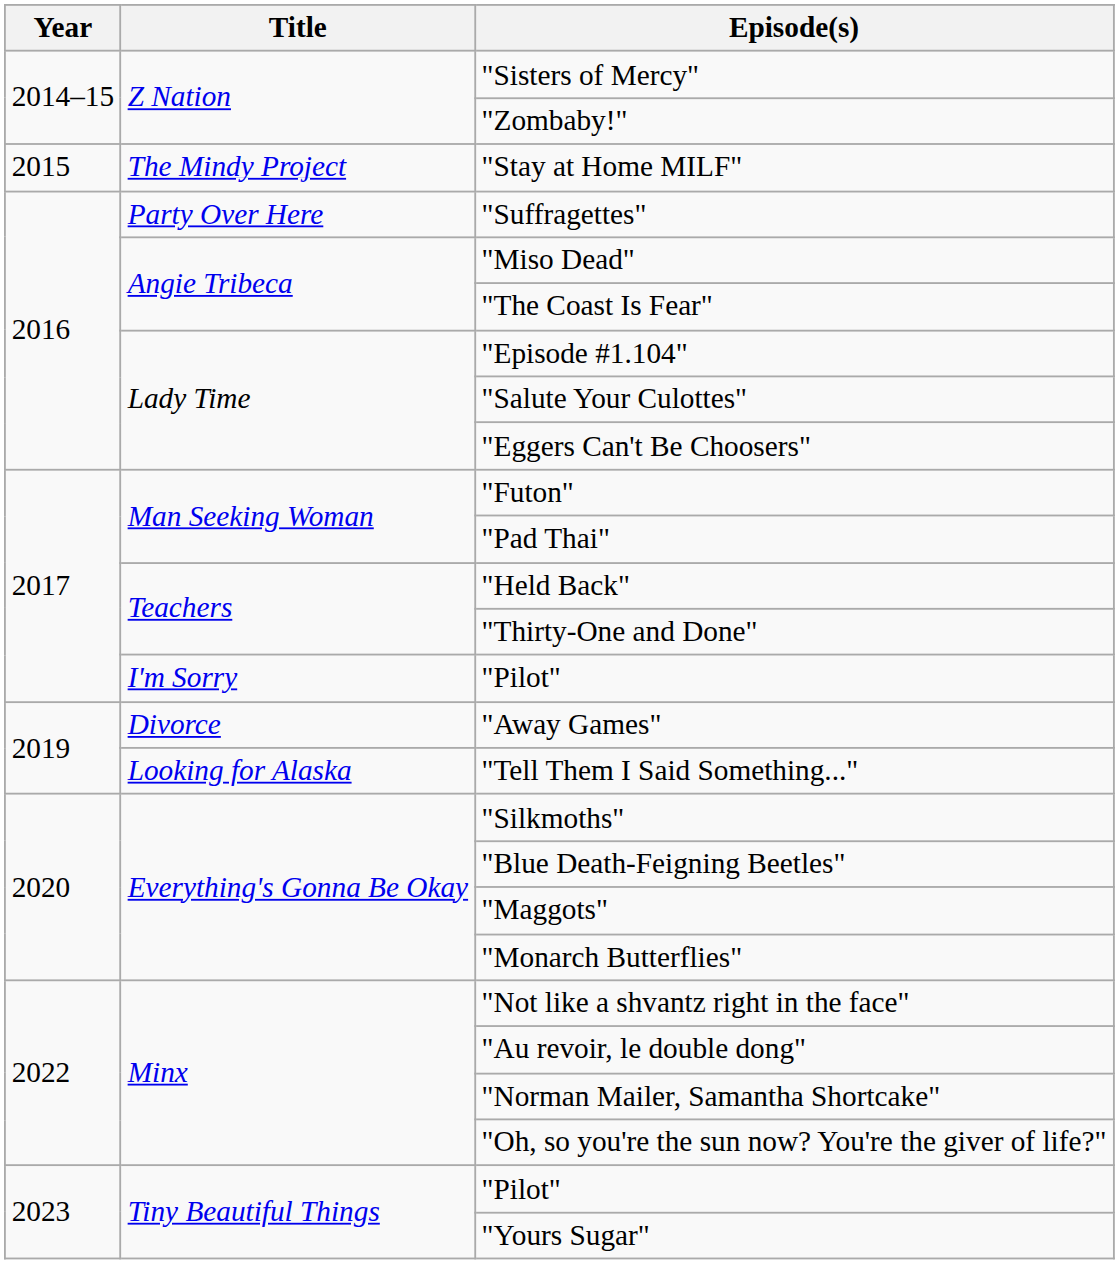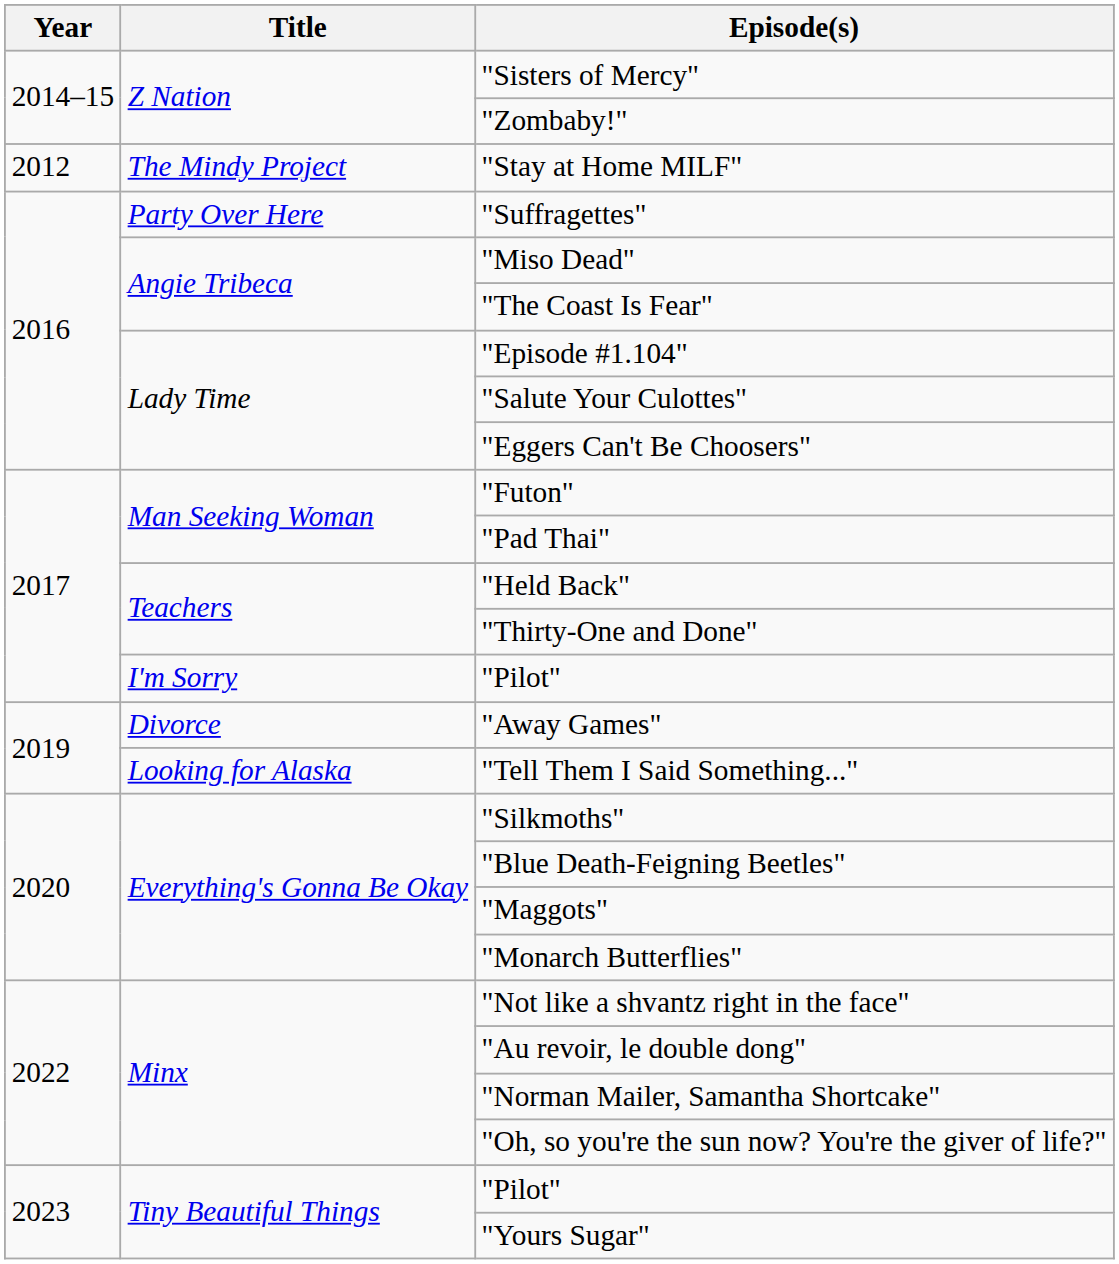(41, 167) 2015 -> (41, 167) 2012
